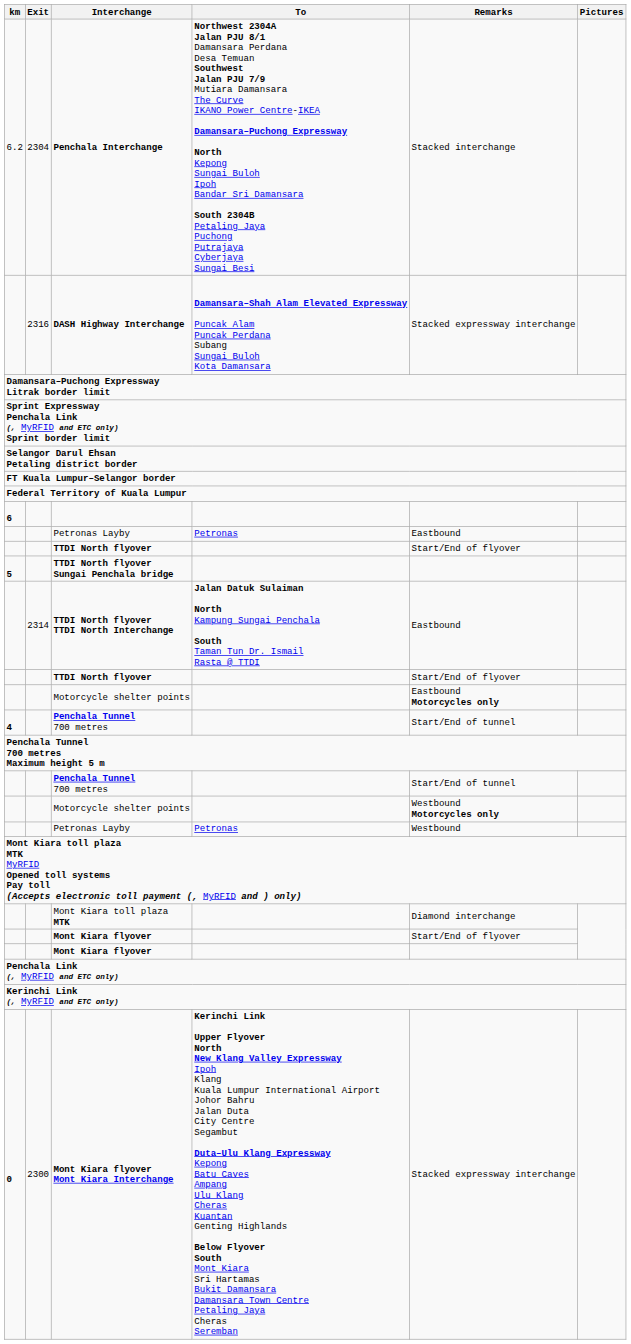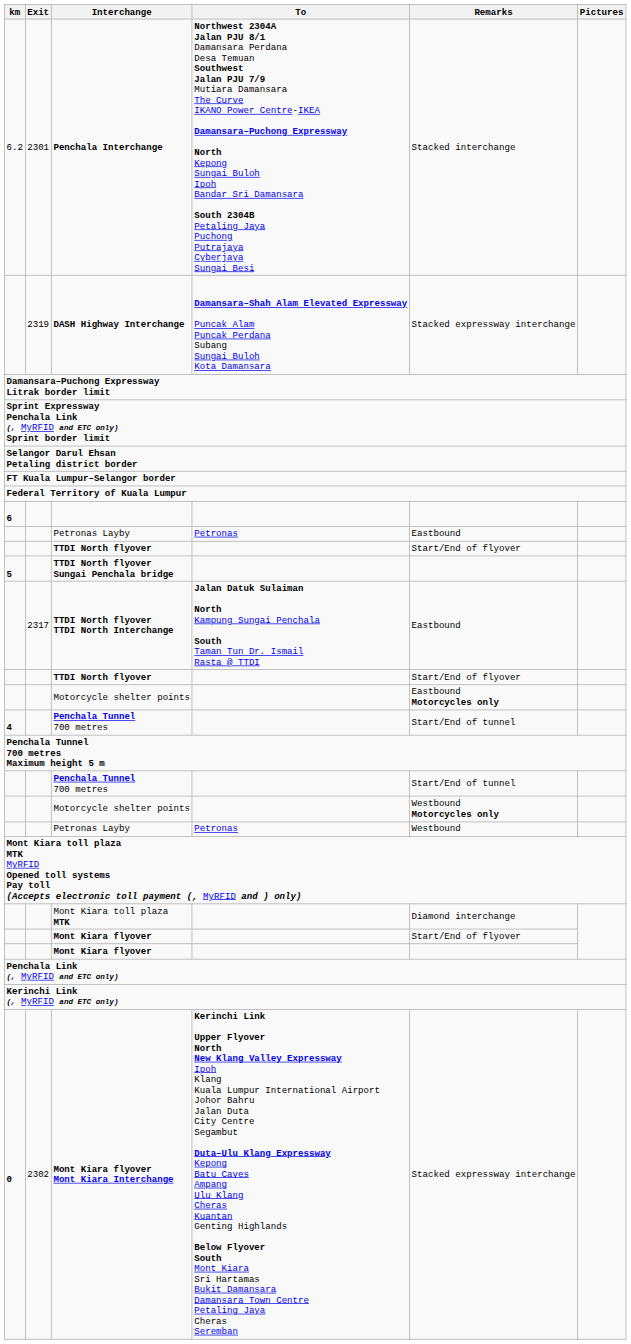(38, 147) 2304 -> (38, 147) 2301
(38, 325) 2316 -> (38, 325) 2319
(38, 625) 2314 -> (38, 625) 2317
(38, 1174) 2300 -> (38, 1174) 2302
